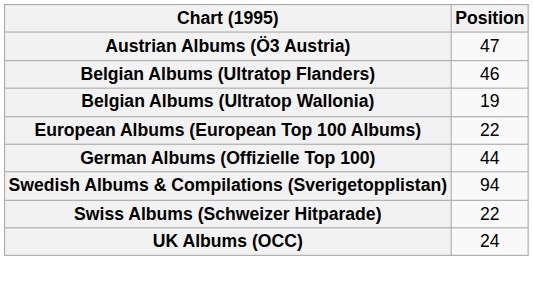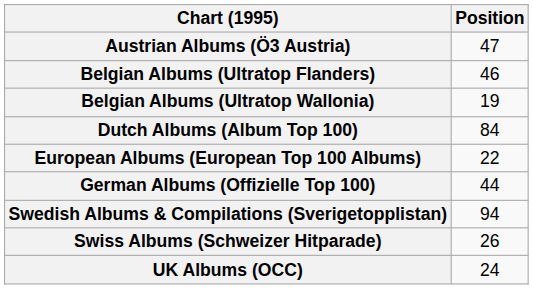+ row: (228, 130)
(490, 213) 22 -> (490, 241) 26
